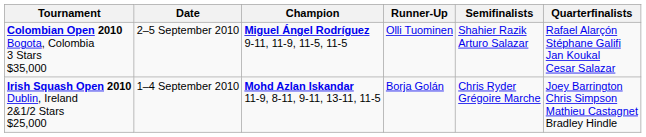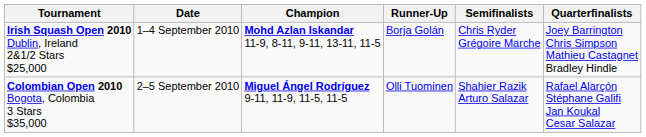rows swapped: (69, 105) <-> (65, 50)
